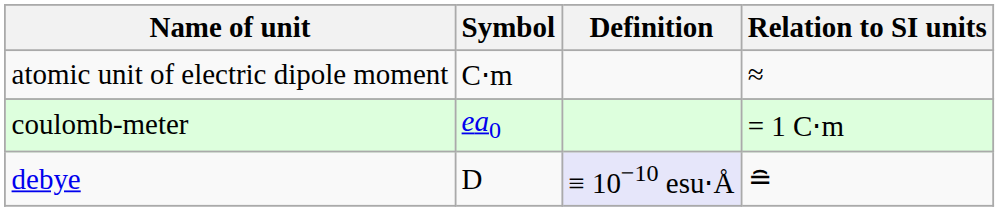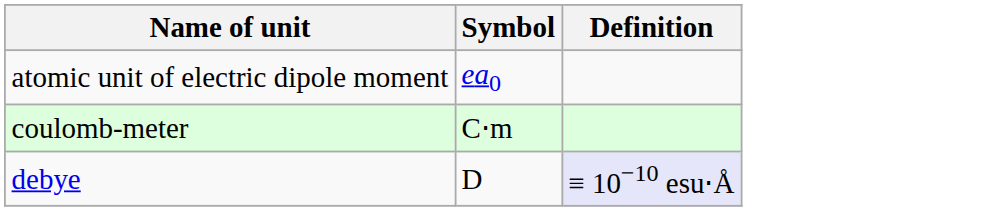- column: (867, 27)
(487, 75) C⋅m -> (481, 77) ea0
(481, 124) ea0 -> (487, 128) C⋅m
